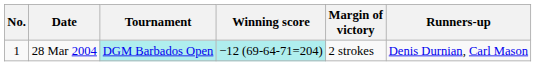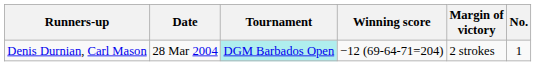columns swapped: (17, 22) <-> (458, 22)
(271, 50) paleturquoise background -> (392, 50) no background
